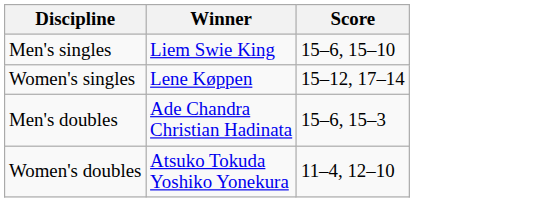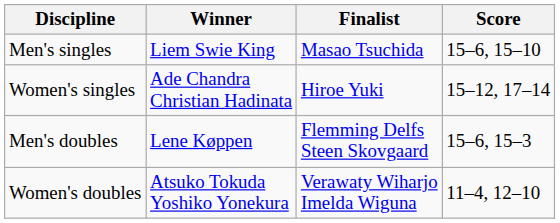+ column: (369, 19)
(201, 79) Lene Køppen -> (221, 89) Ade Chandra Christian Hadinata
(221, 119) Ade Chandra Christian Hadinata -> (201, 141) Lene Køppen
